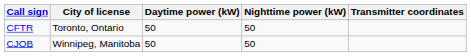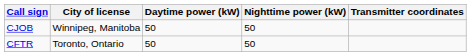rows swapped: (20, 28) <-> (20, 43)
